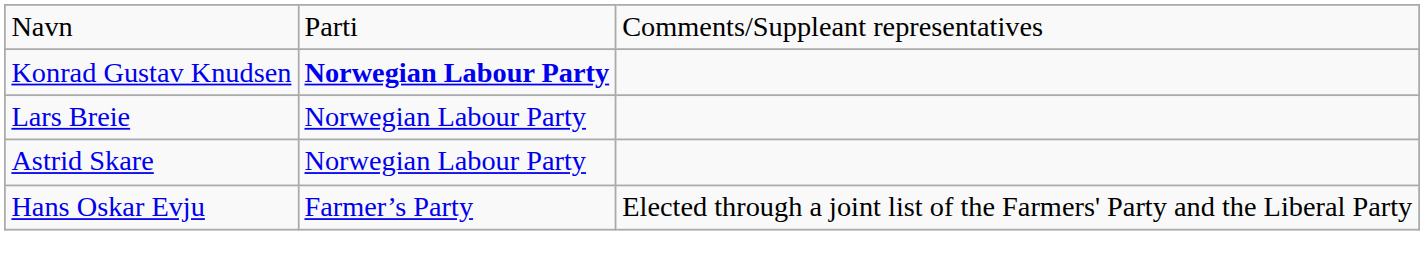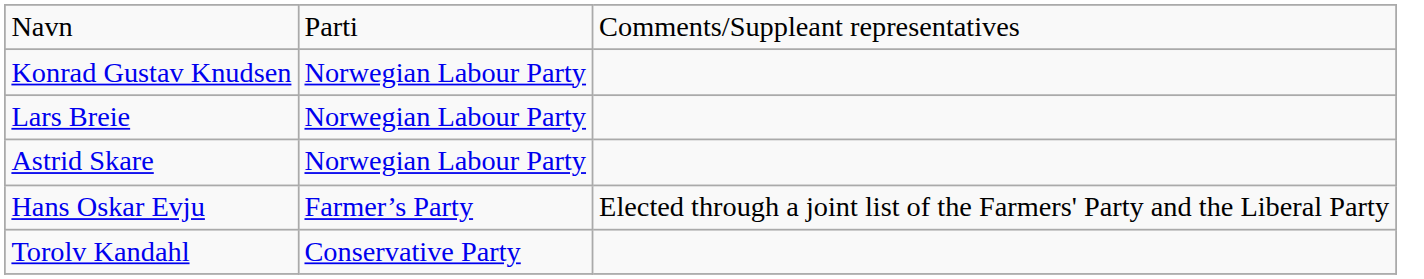(457, 71) bold -> (445, 71) normal
+ row: (100, 251)
